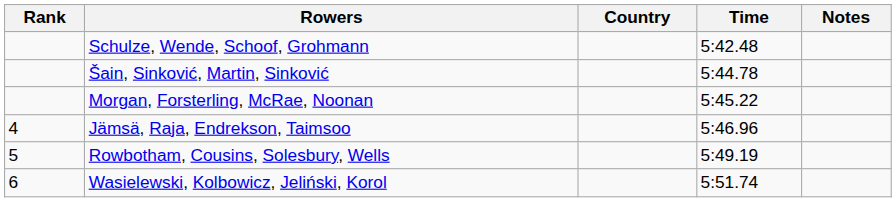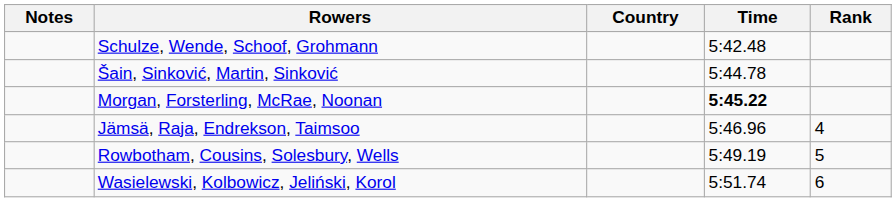columns swapped: (45, 18) <-> (846, 18)
(729, 100) normal -> (738, 100) bold
